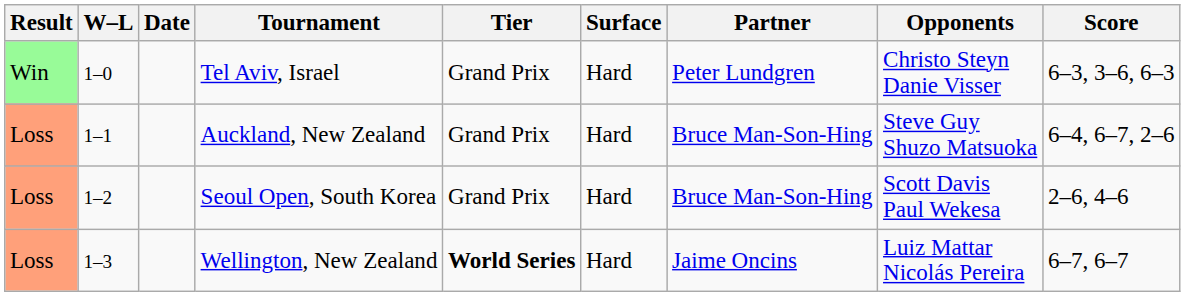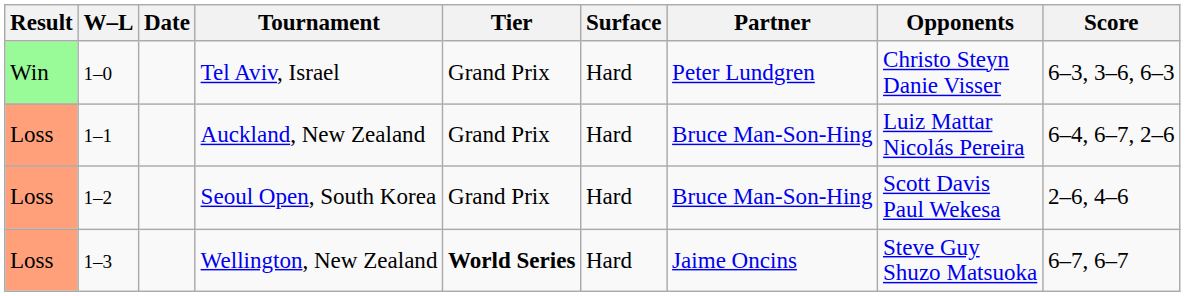(960, 134) Steve Guy Shuzo Matsuoka -> (954, 134) Luiz Mattar Nicolás Pereira
(954, 259) Luiz Mattar Nicolás Pereira -> (960, 259) Steve Guy Shuzo Matsuoka
